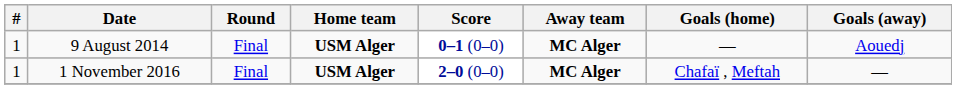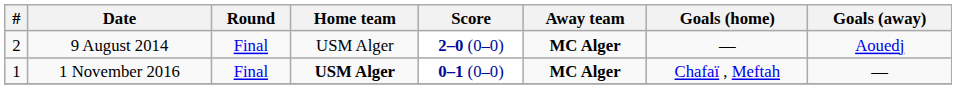(16, 44) 1 -> (16, 44) 2
(355, 44) bold -> (355, 44) normal
(471, 44) 0–1 (0–0) -> (471, 44) 2–0 (0–0)
(471, 71) 2–0 (0–0) -> (471, 71) 0–1 (0–0)
